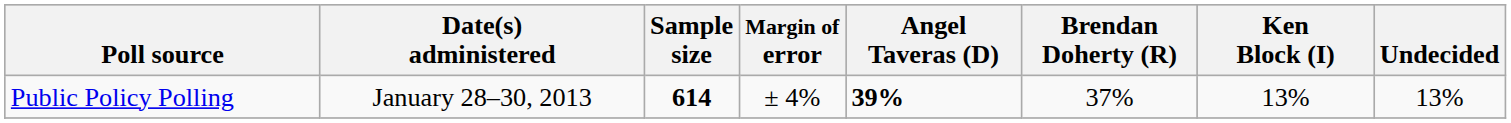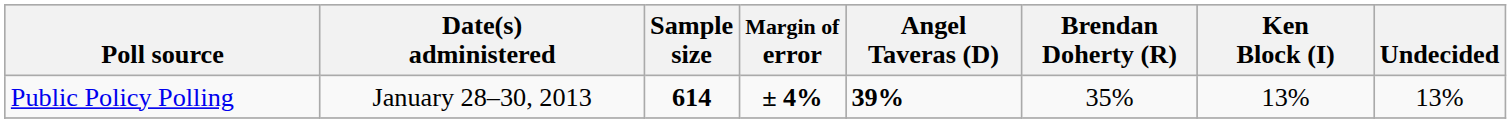(792, 96) normal -> (792, 96) bold
(1110, 96) 37% -> (1110, 96) 35%
